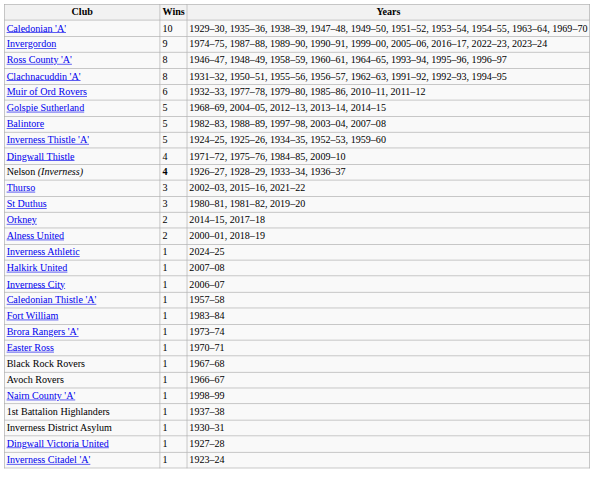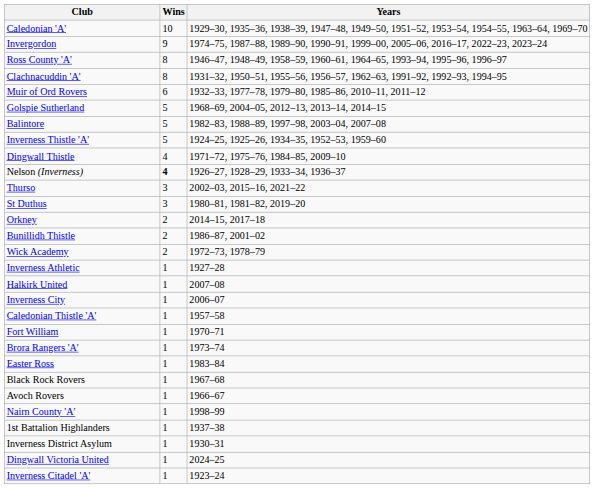- row: (35, 236)
+ row: (41, 236)
+ row: (38, 252)
(207, 252) 2024–25 -> (207, 268) 1927–28
(207, 316) 1983–84 -> (207, 332) 1970–71
(207, 348) 1970–71 -> (207, 364) 1983–84
(207, 444) 1927–28 -> (207, 460) 2024–25
